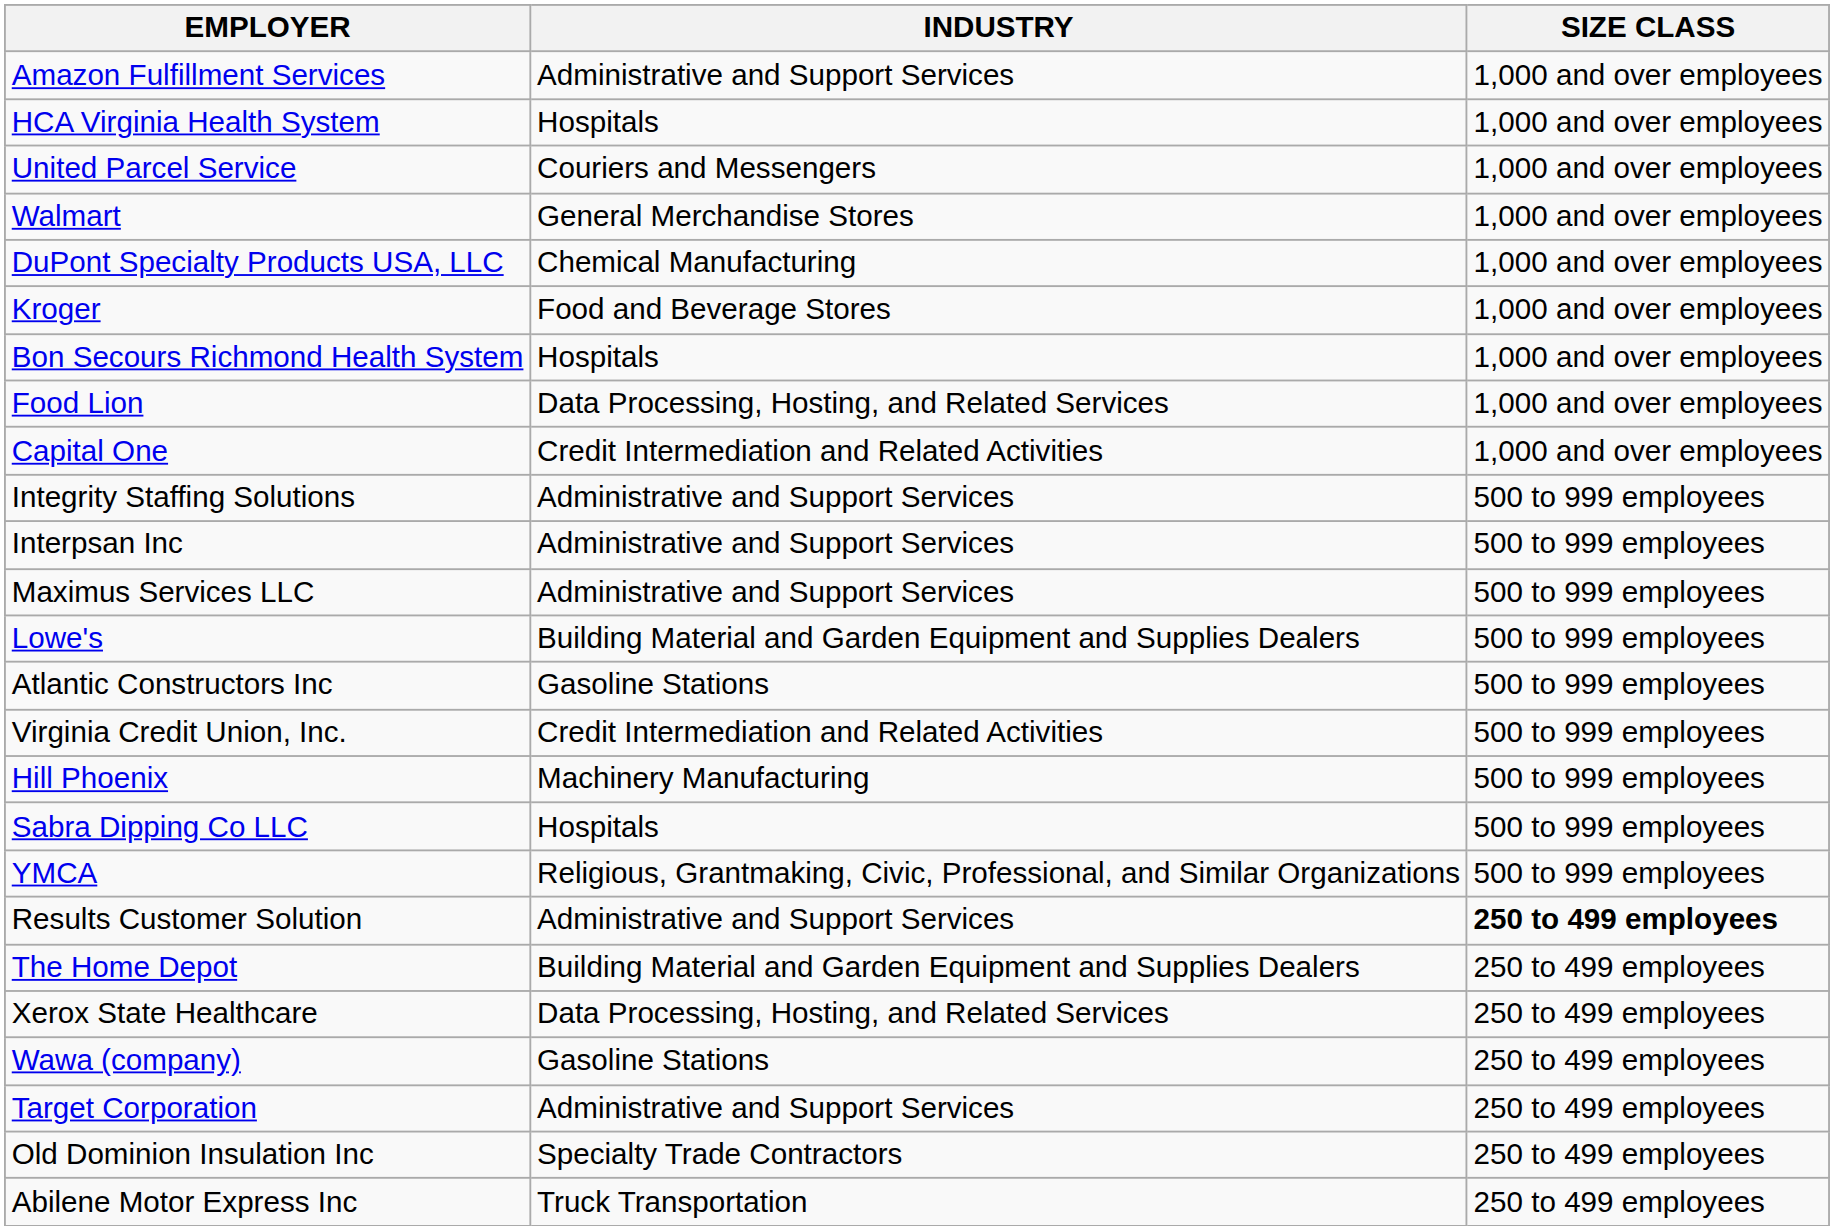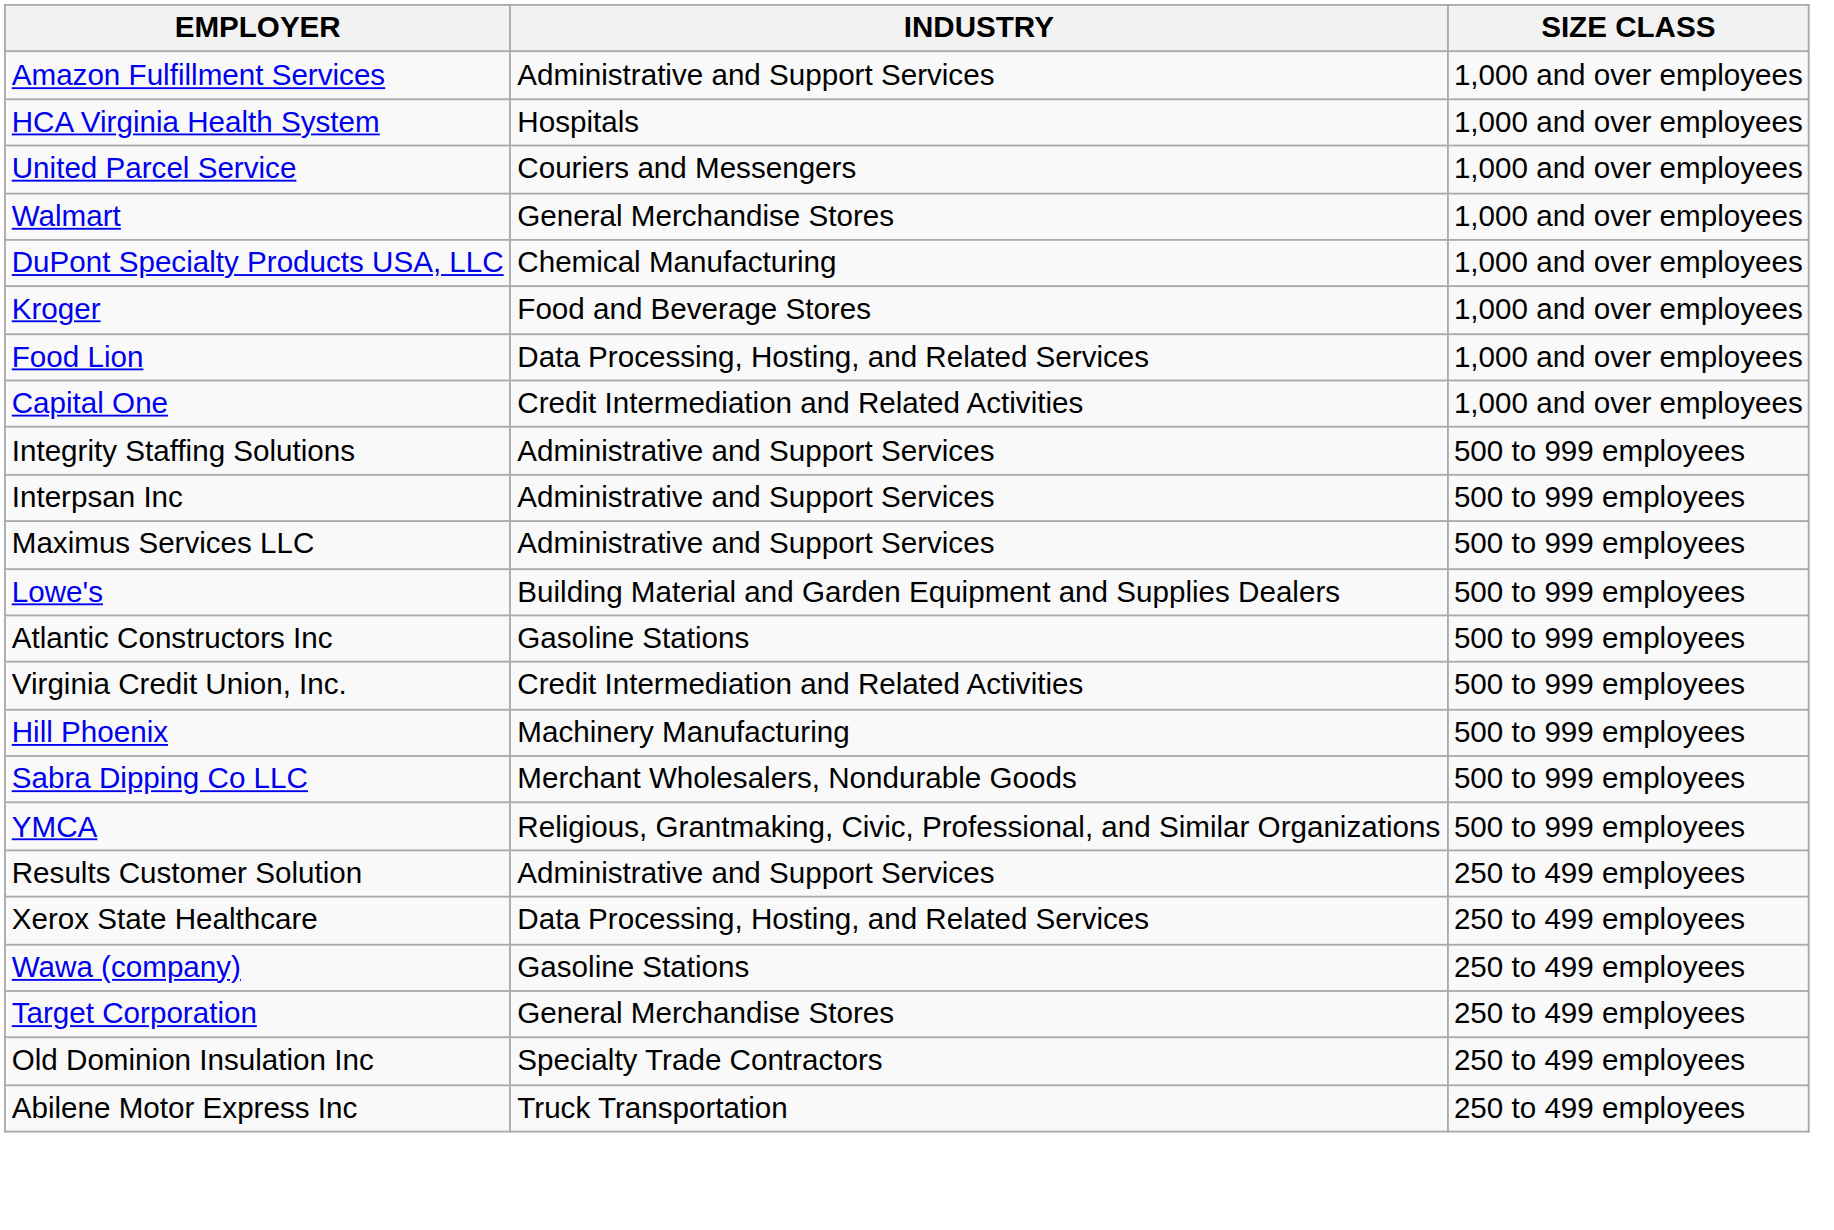- row: (268, 356)
(598, 826) Hospitals -> (797, 779) Merchant Wholesalers, Nondurable Goods
(1626, 919) bold -> (1600, 872) normal
- row: (124, 966)
(776, 1107) Administrative and Support Services -> (706, 1013) General Merchandise Stores
